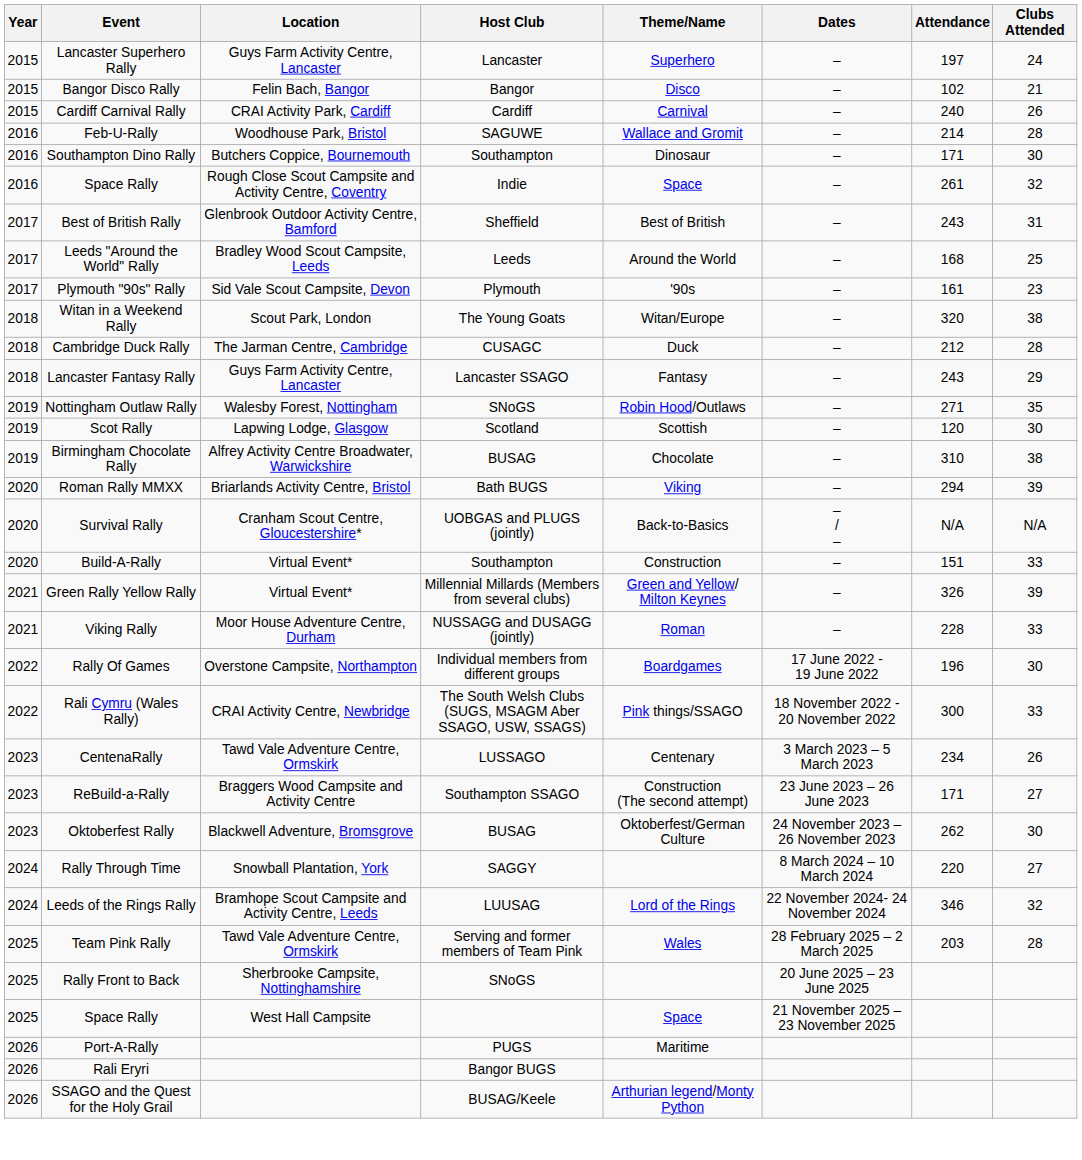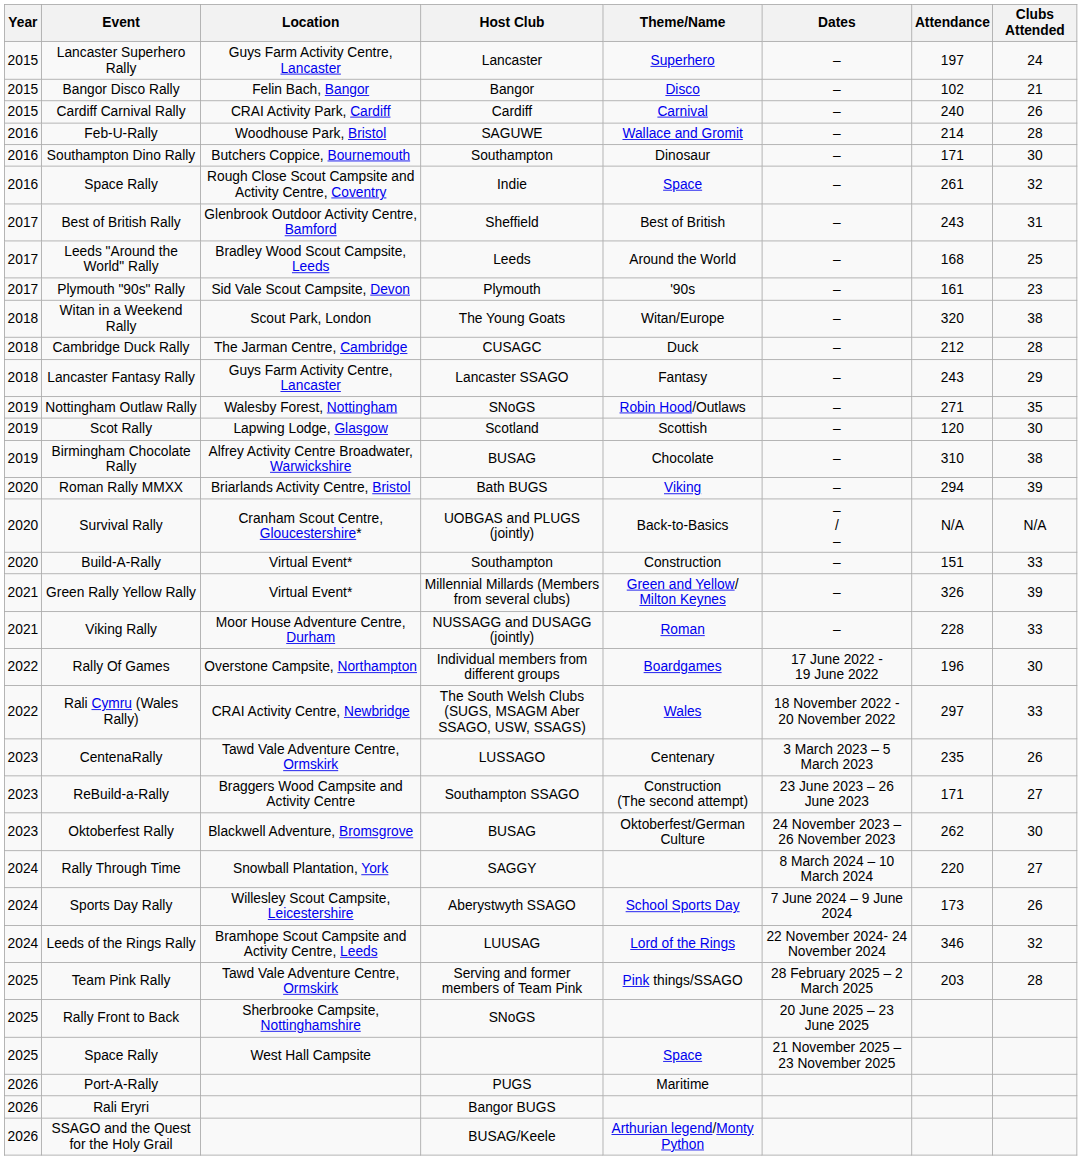(683, 712) Pink things/SSAGO -> (683, 712) Wales
(952, 712) 300 -> (952, 712) 297
(952, 757) 234 -> (952, 757) 235
+ row: (121, 906)
(683, 943) Wales -> (683, 981) Pink things/SSAGO
